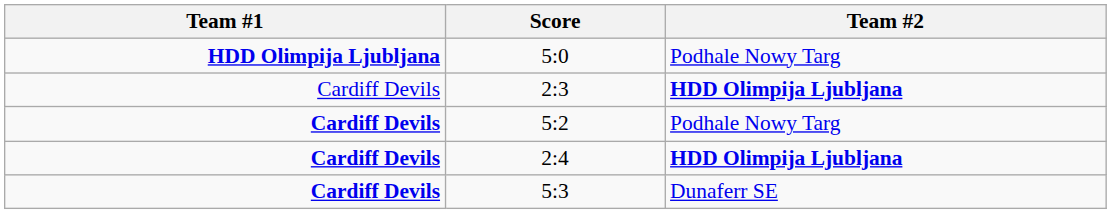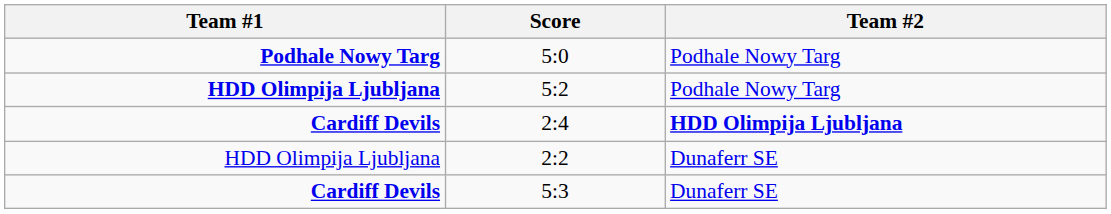(324, 55) HDD Olimpija Ljubljana -> (350, 55) Podhale Nowy Targ
- row: (555, 89)
(375, 123) Cardiff Devils -> (324, 89) HDD Olimpija Ljubljana
+ row: (555, 157)
